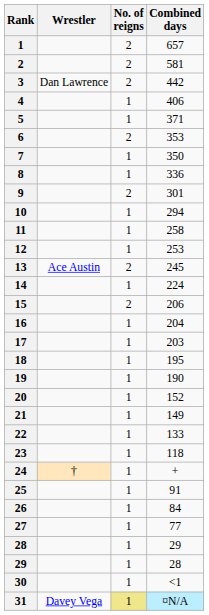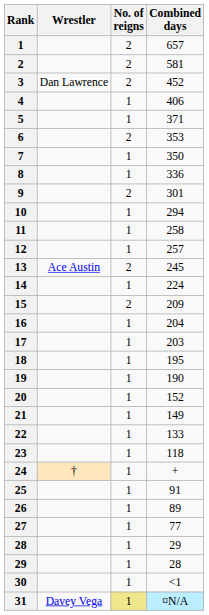(175, 82) 442 -> (175, 82) 452
(175, 249) 253 -> (175, 249) 257
(175, 304) 206 -> (175, 304) 209
(175, 508) 84 -> (175, 508) 89
